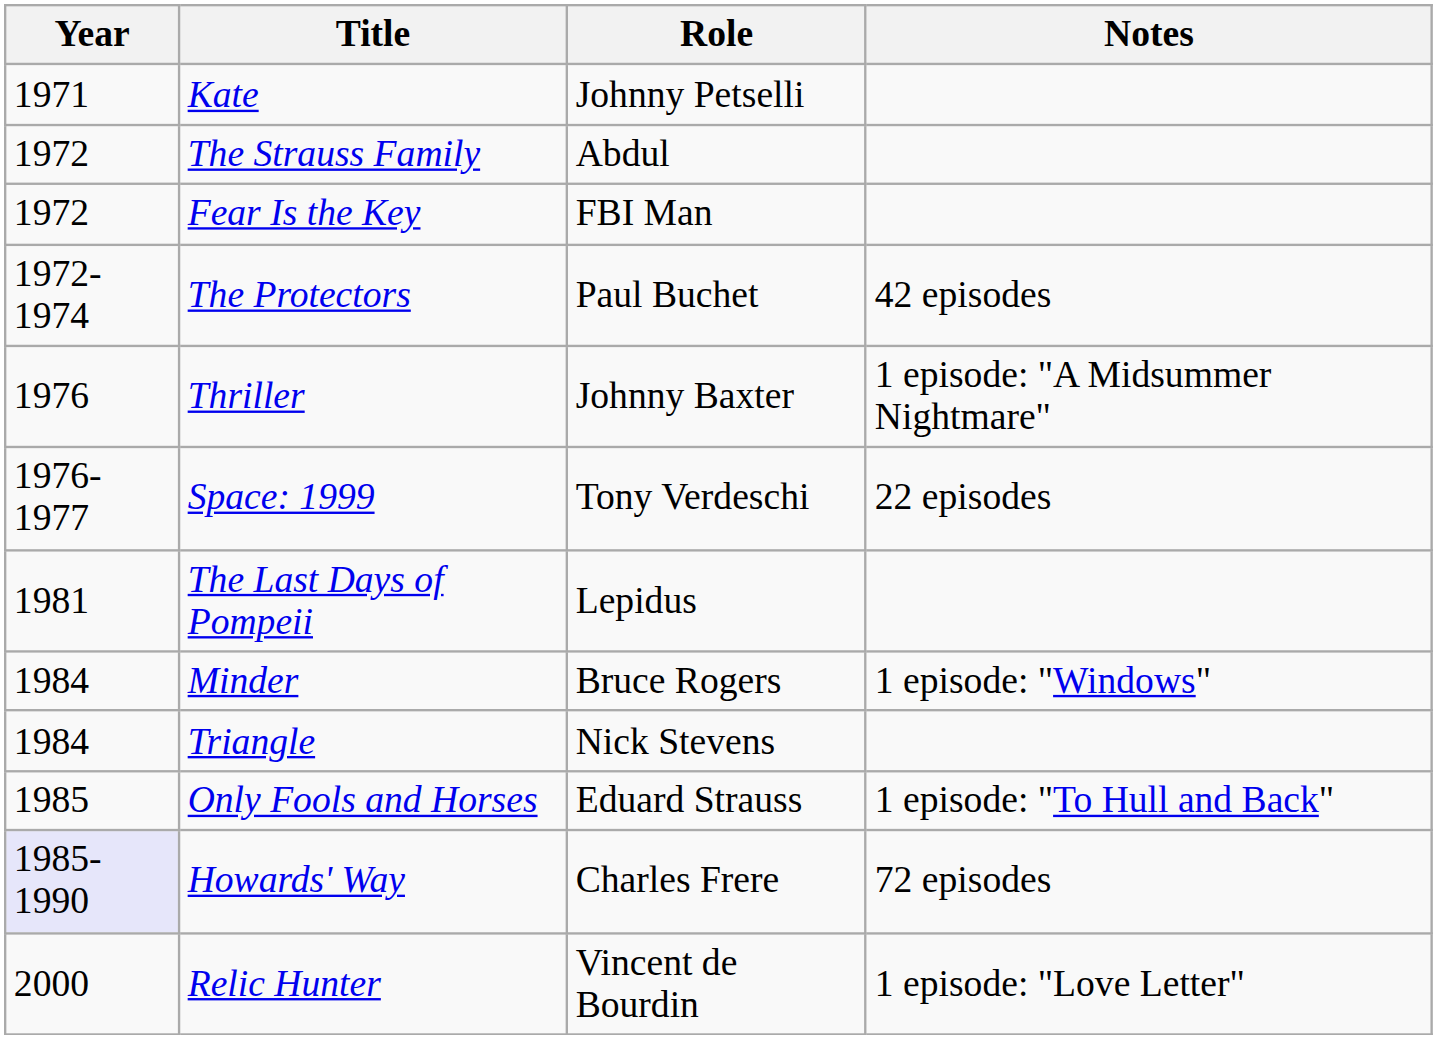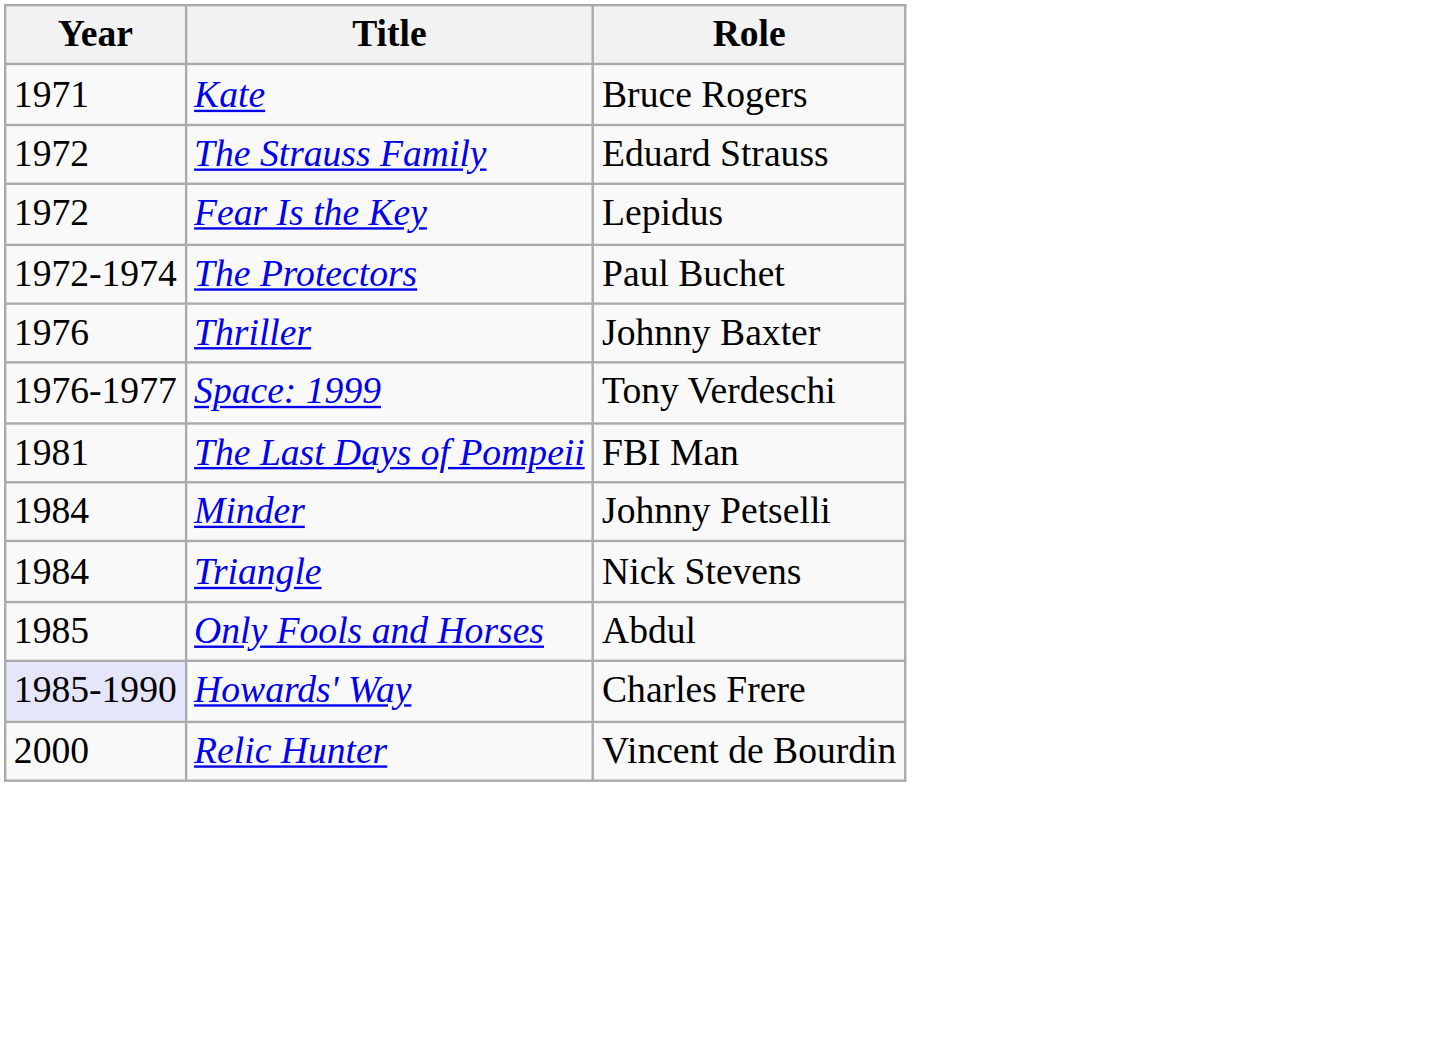- column: (1149, 34)
(690, 93) Johnny Petselli -> (705, 93) Bruce Rogers
(623, 153) Abdul -> (715, 153) Eduard Strauss
(644, 213) FBI Man -> (663, 213) Lepidus
(636, 599) Lepidus -> (670, 451) FBI Man
(679, 680) Bruce Rogers -> (716, 511) Johnny Petselli
(689, 799) Eduard Strauss -> (649, 630) Abdul
